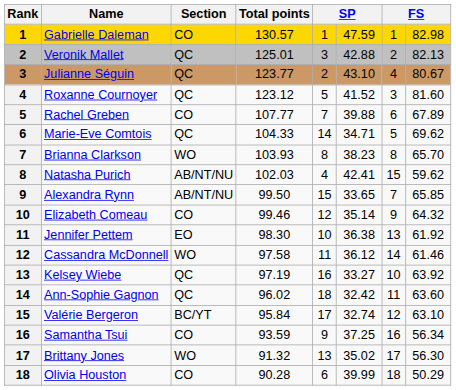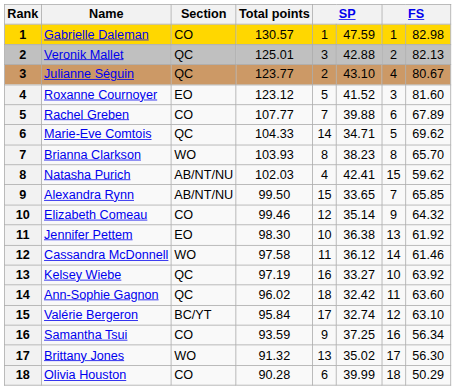(184, 94) QC -> (183, 94) EO
